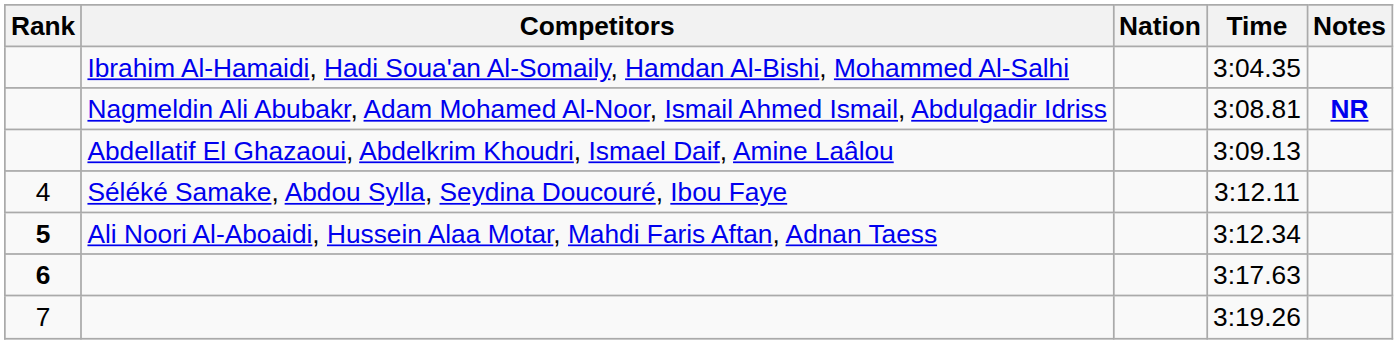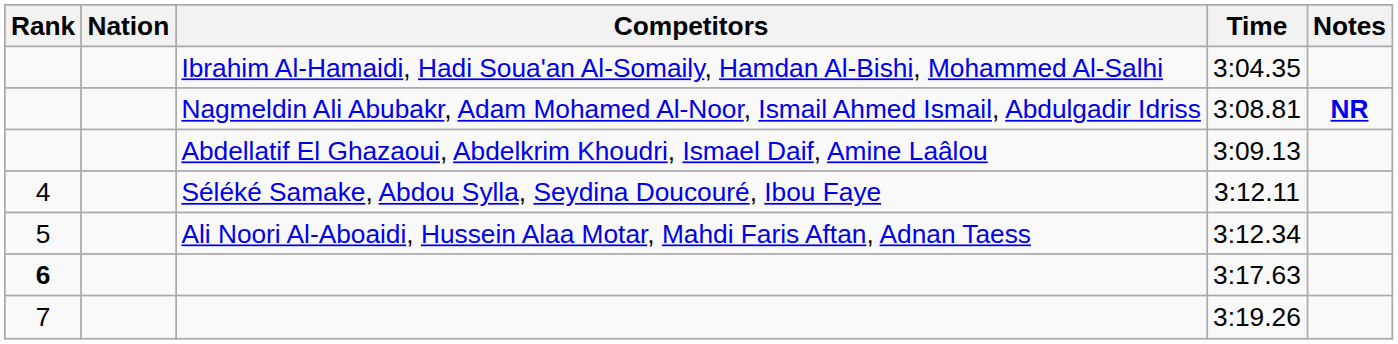columns swapped: (1160, 26) <-> (597, 26)
(43, 234) bold -> (43, 234) normal
